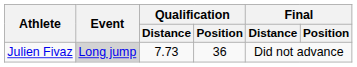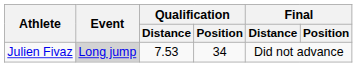(166, 53) 7.73 -> (166, 53) 7.53
(220, 53) 36 -> (220, 53) 34
